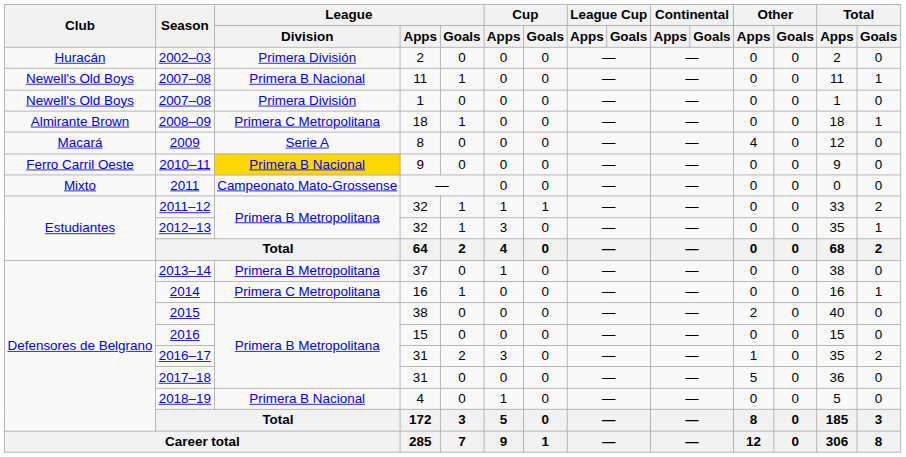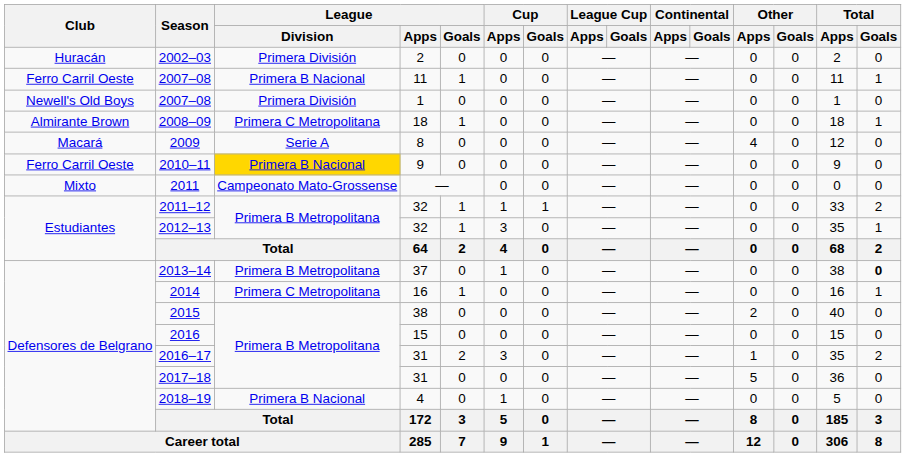(80, 79) Newell's Old Boys -> (80, 79) Ferro Carril Oeste
(879, 270) normal -> (879, 270) bold
